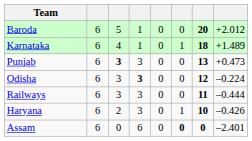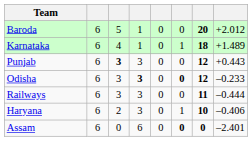(203, 62) 13 -> (203, 62) 12
(230, 62) +0.473 -> (230, 62) +0.443
(182, 78) normal -> (182, 78) bold
(230, 78) –0.224 -> (230, 78) –0.233
(230, 111) –0.426 -> (230, 111) –0.406
